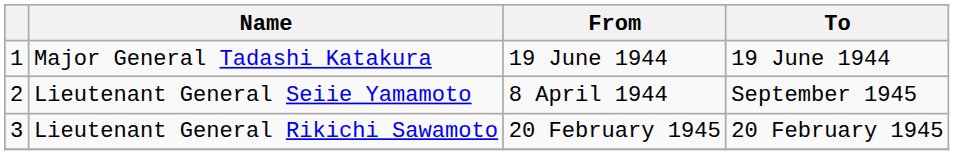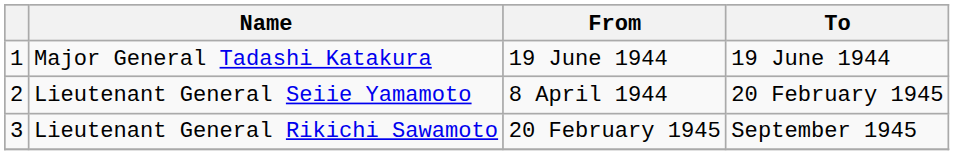(824, 95) September 1945 -> (837, 95) 20 February 1945
(837, 131) 20 February 1945 -> (824, 131) September 1945
